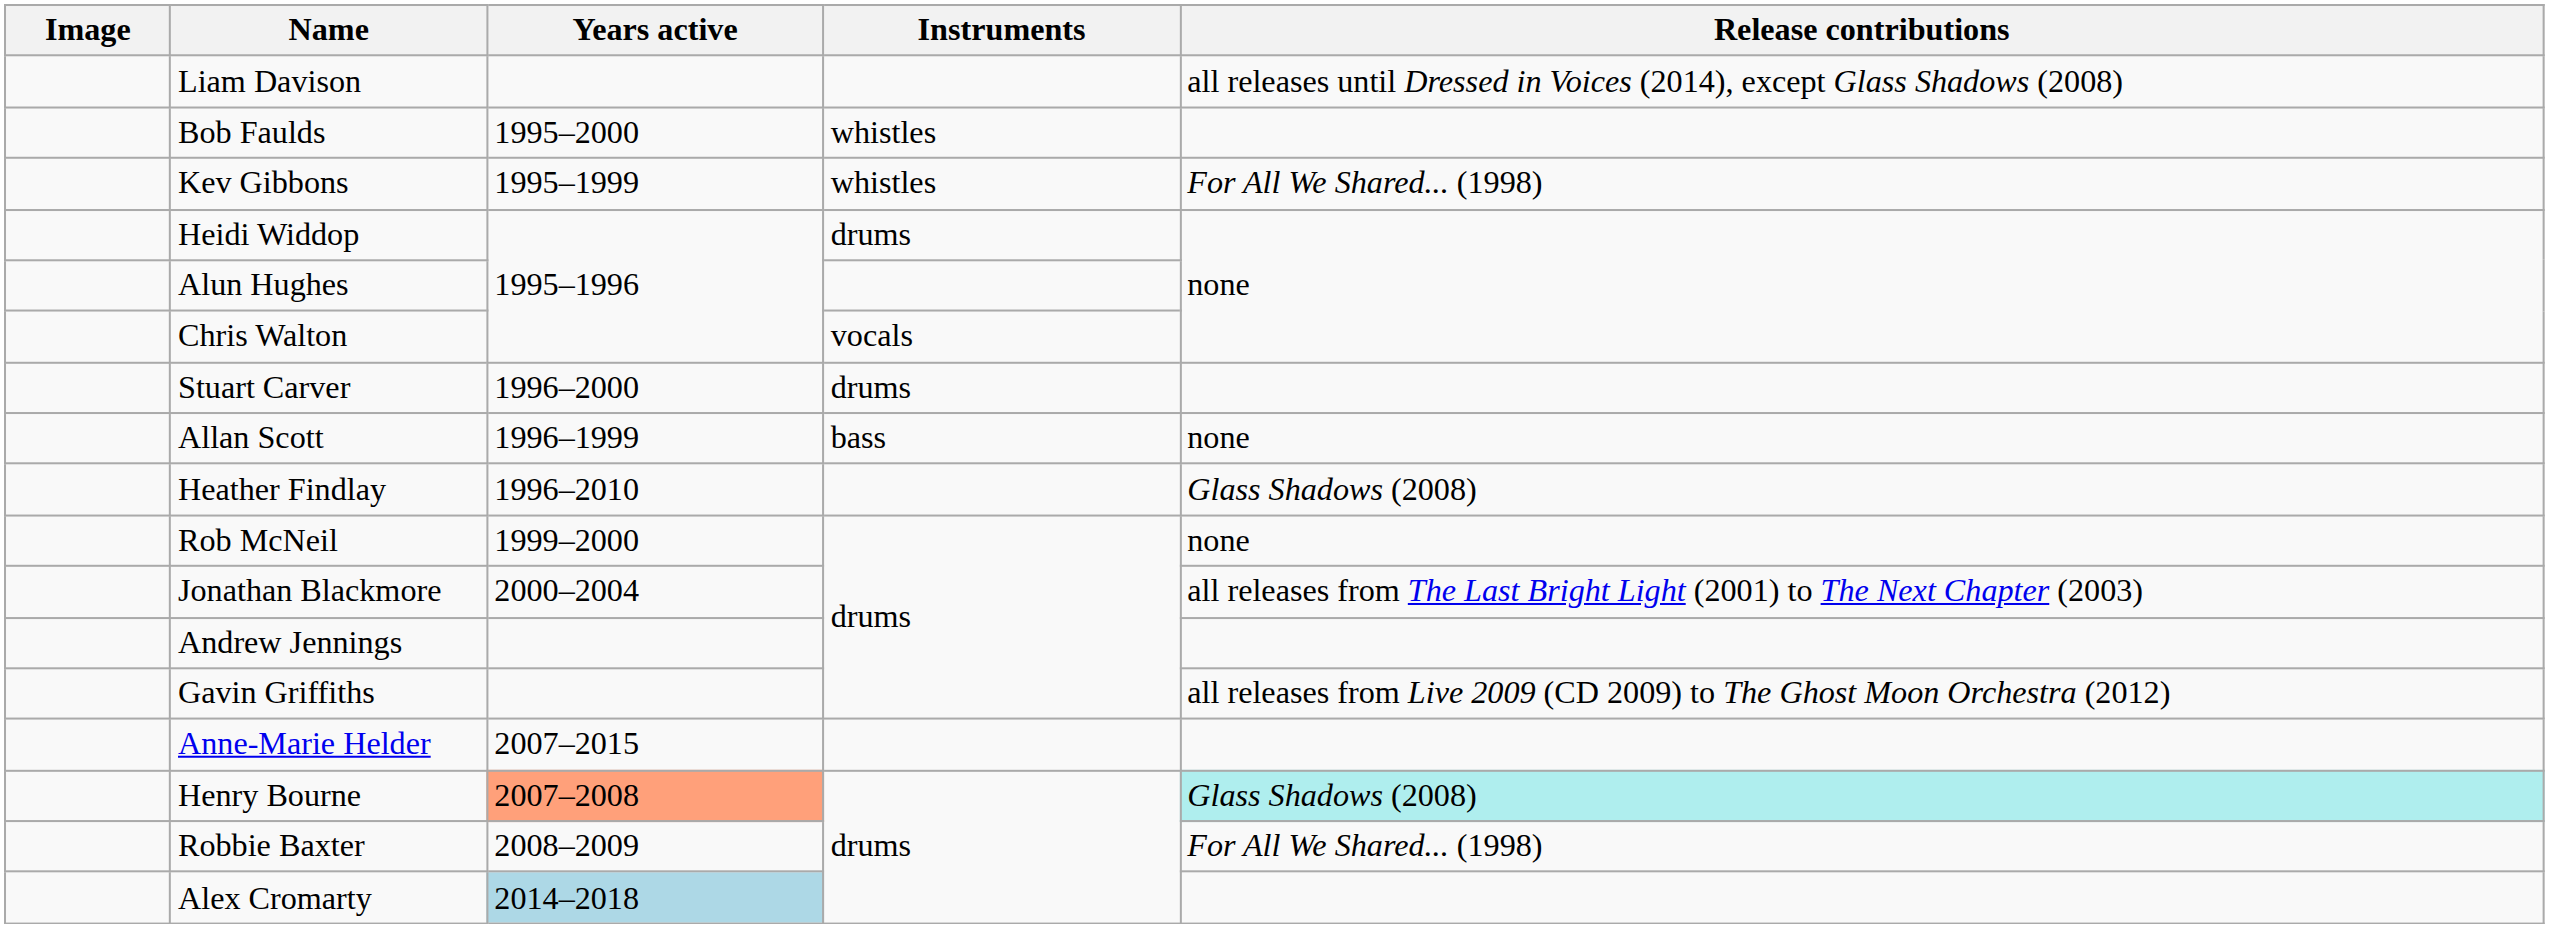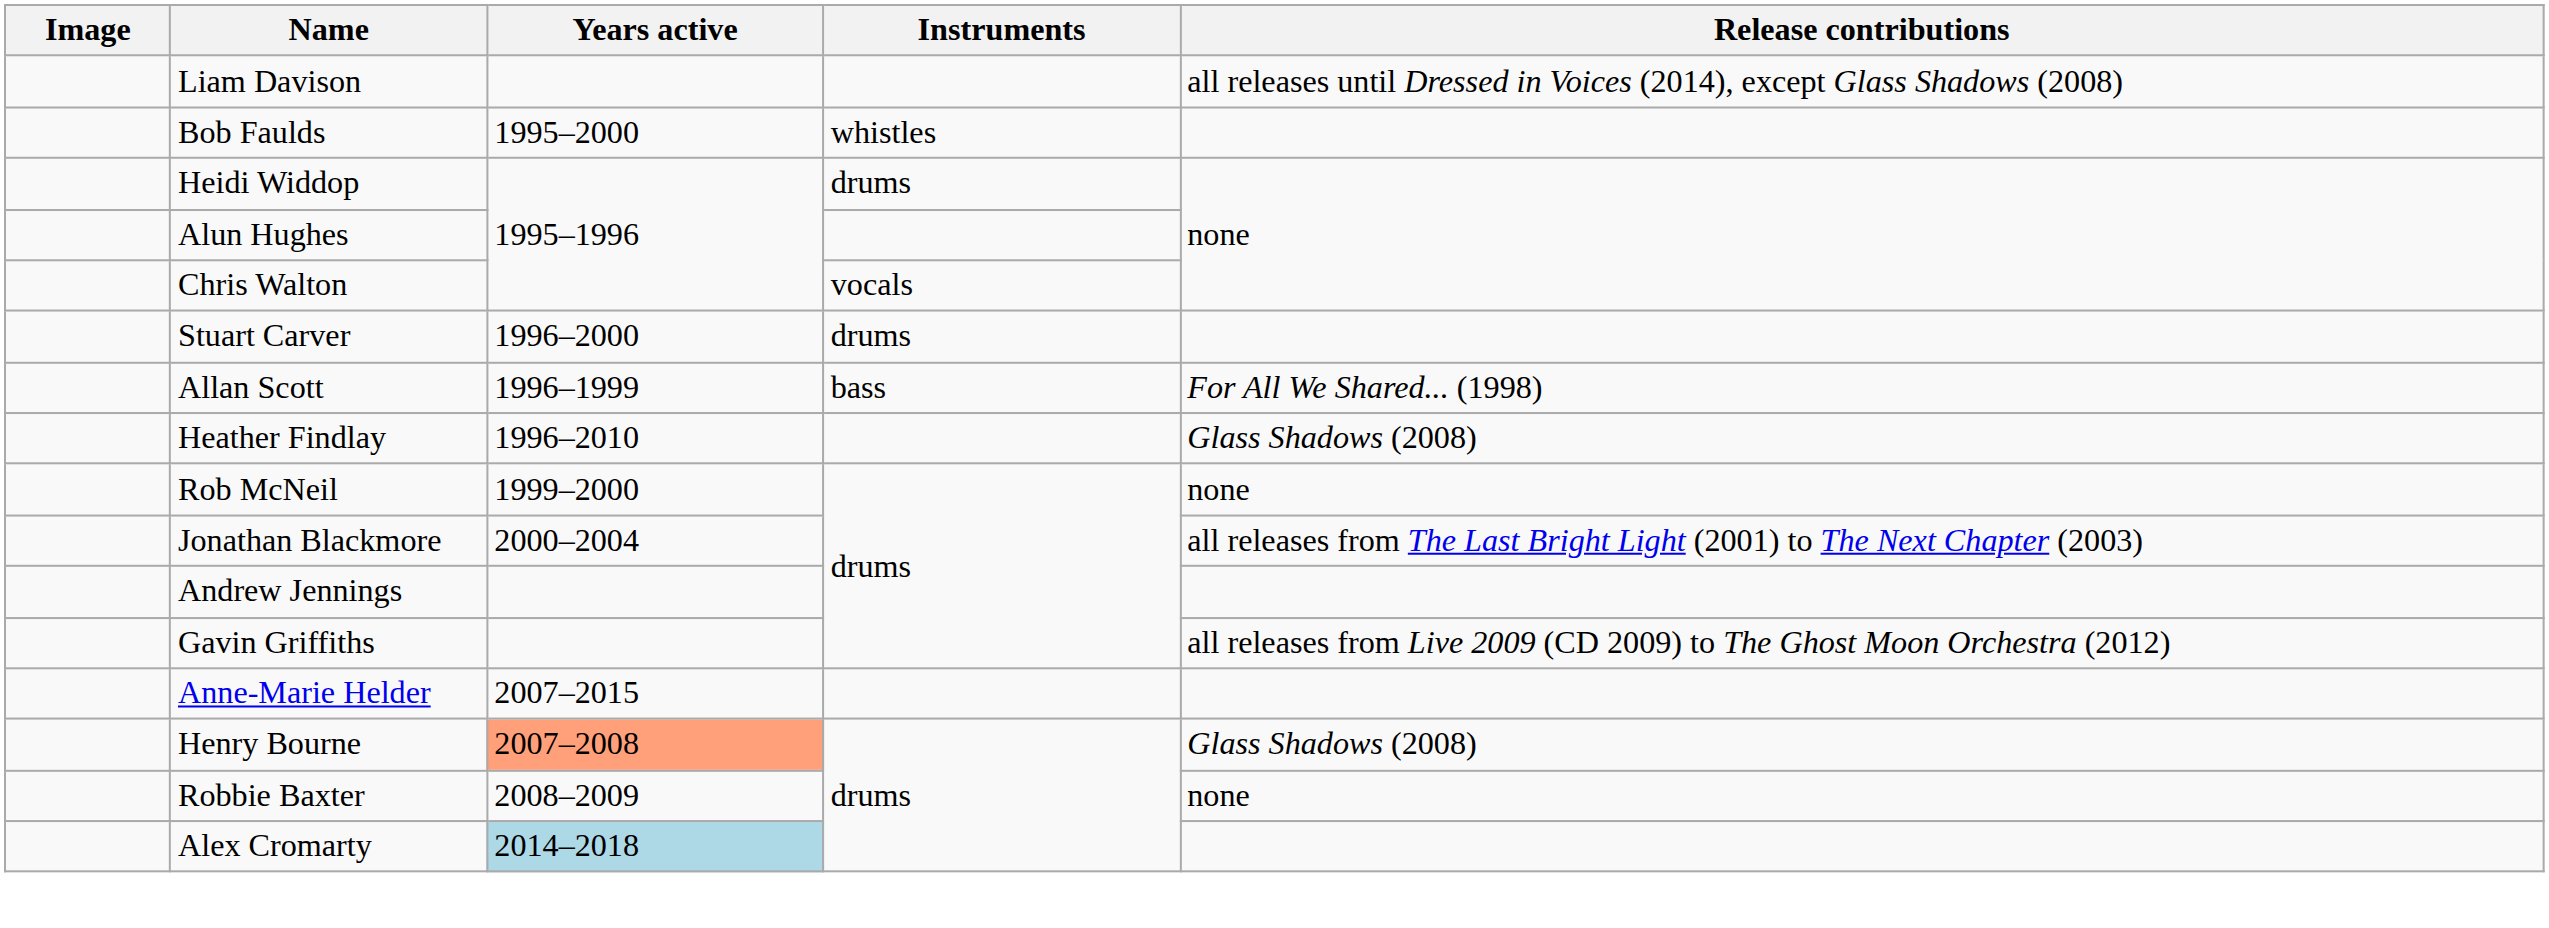- row: (263, 183)
(1219, 438) none -> (1365, 387) For All We Shared... (1998)
(1332, 795) paleturquoise background -> (1332, 744) no background
(1365, 846) For All We Shared... (1998) -> (1219, 795) none
